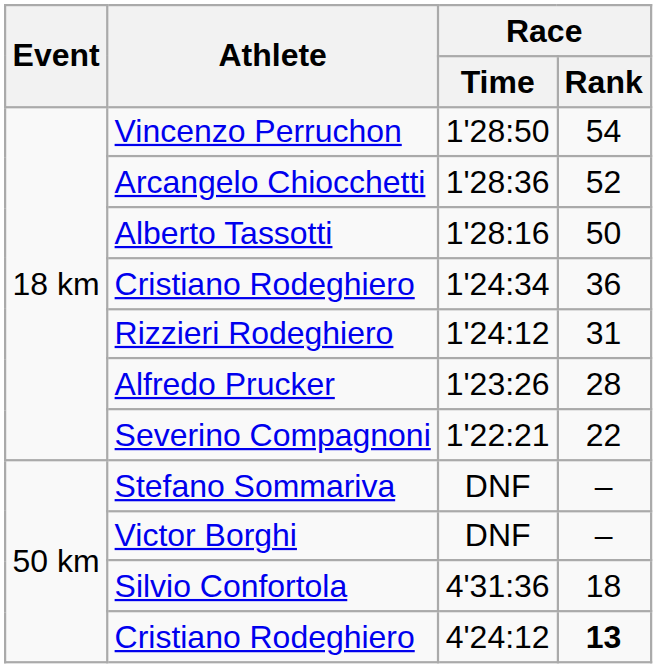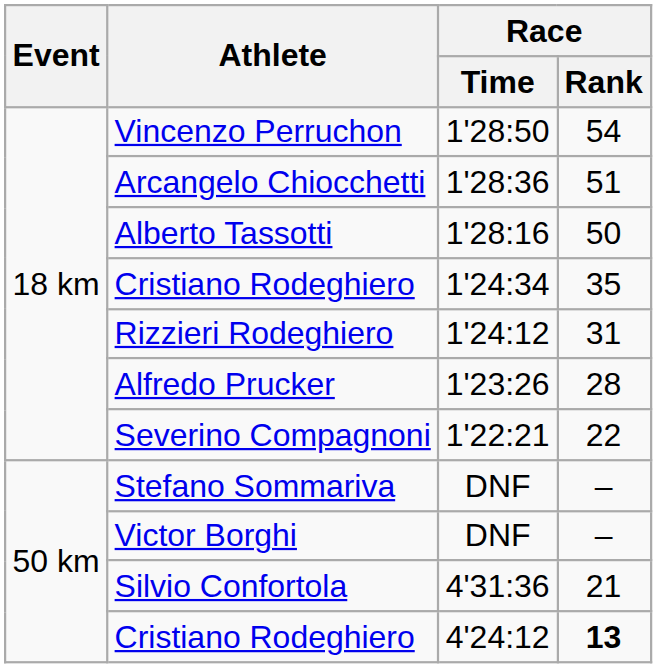(604, 182) 52 -> (604, 182) 51
(604, 283) 36 -> (604, 283) 35
(604, 586) 18 -> (604, 586) 21
